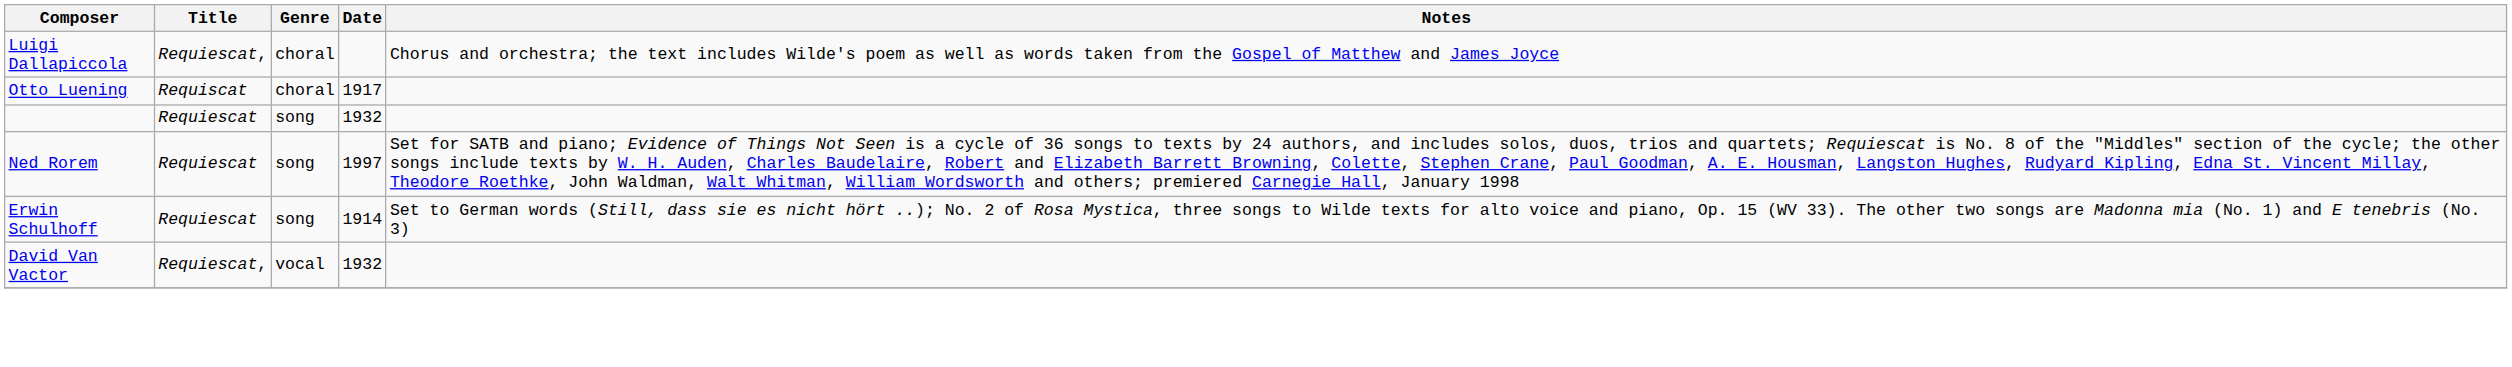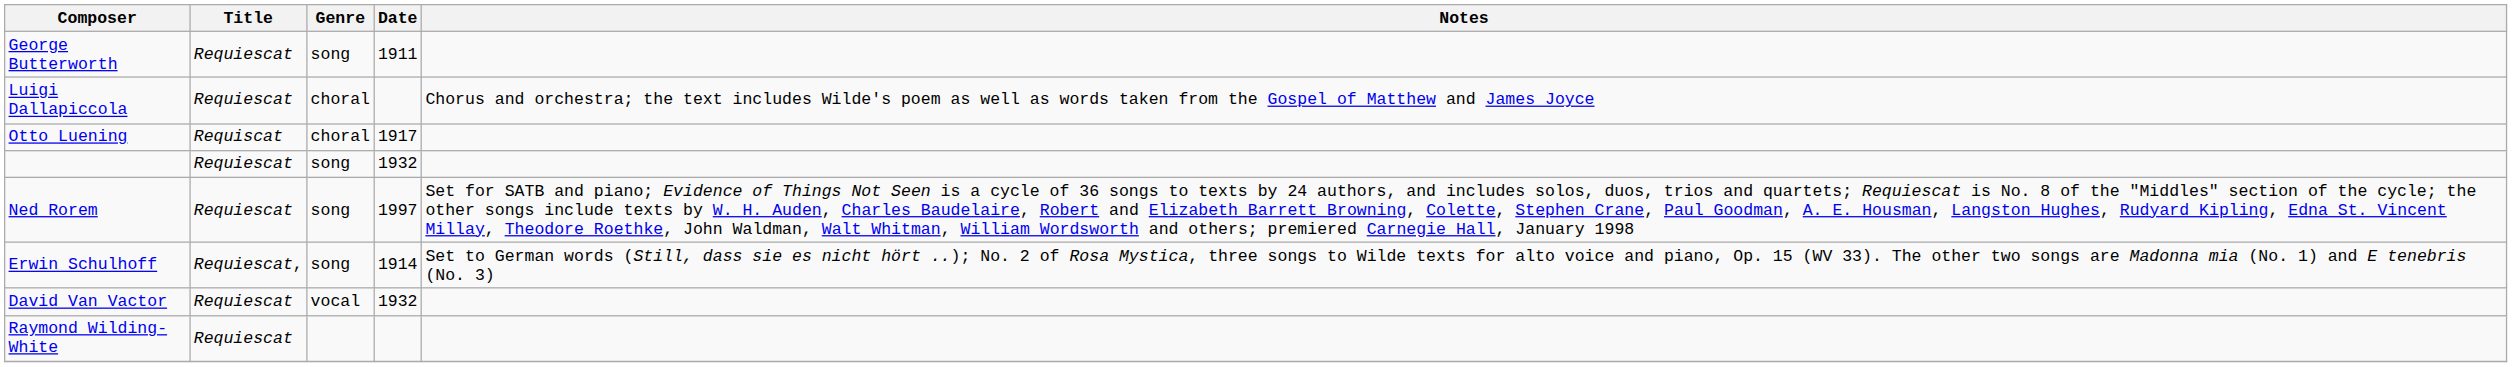+ row: (63, 55)
(213, 55) Requiescat, -> (243, 100) Requiescat
(208, 219) Requiescat -> (248, 265) Requiescat,
(213, 265) Requiescat, -> (243, 302) Requiescat
+ row: (88, 338)
